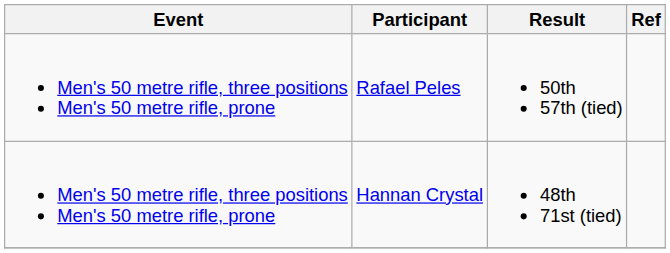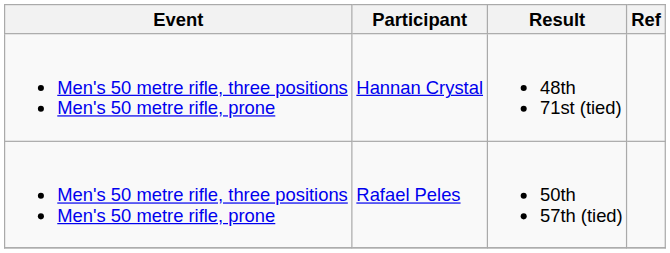rows swapped: (408, 87) <-> (420, 194)
